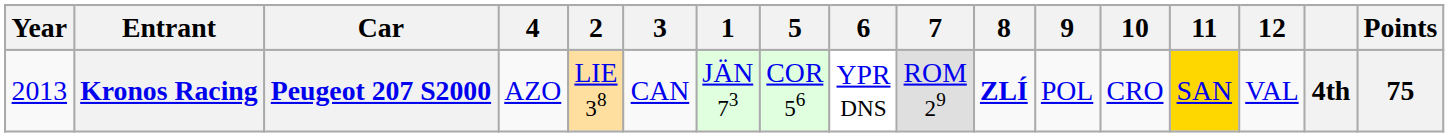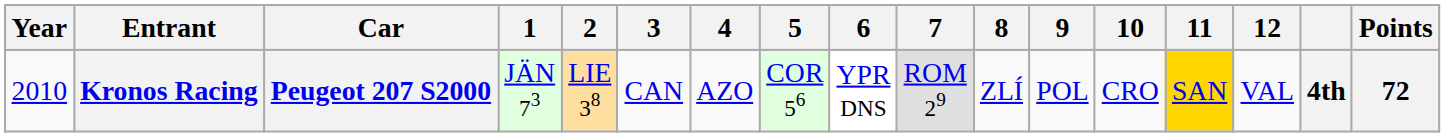columns swapped: (728, 26) <-> (533, 26)
(39, 89) 2013 -> (39, 89) 2010
(1004, 89) bold -> (1002, 89) normal
(1400, 89) 75 -> (1396, 89) 72
